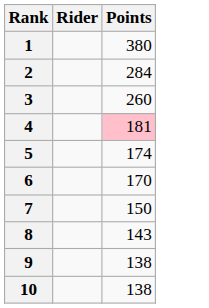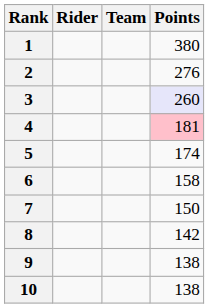+ column: (126, 18)
(139, 72) 284 -> (187, 72) 276
(139, 99) no background -> (187, 99) lavender background
(139, 180) 170 -> (187, 180) 158
(139, 235) 143 -> (187, 235) 142
